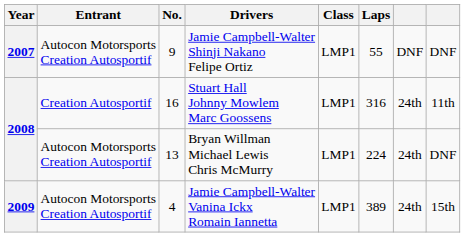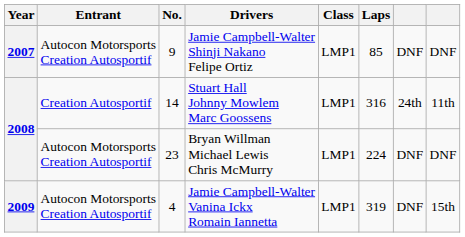(376, 51) 55 -> (376, 51) 85
(172, 103) 16 -> (172, 103) 14
(172, 154) 13 -> (172, 154) 23
(410, 154) 24th -> (410, 154) DNF
(376, 206) 389 -> (376, 206) 319
(410, 206) 24th -> (410, 206) DNF
